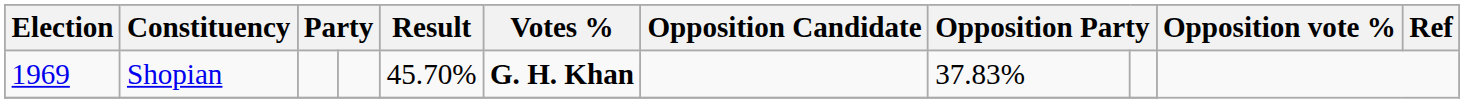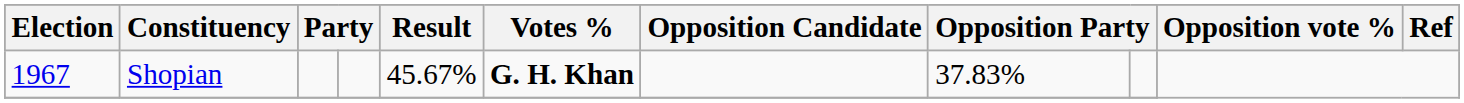(41, 73) 1969 -> (41, 73) 1967
(432, 73) 45.70% -> (432, 73) 45.67%
